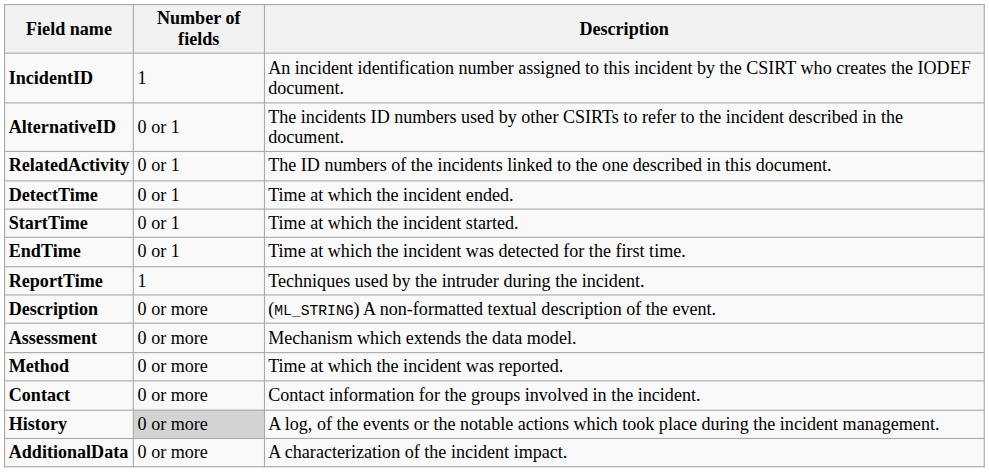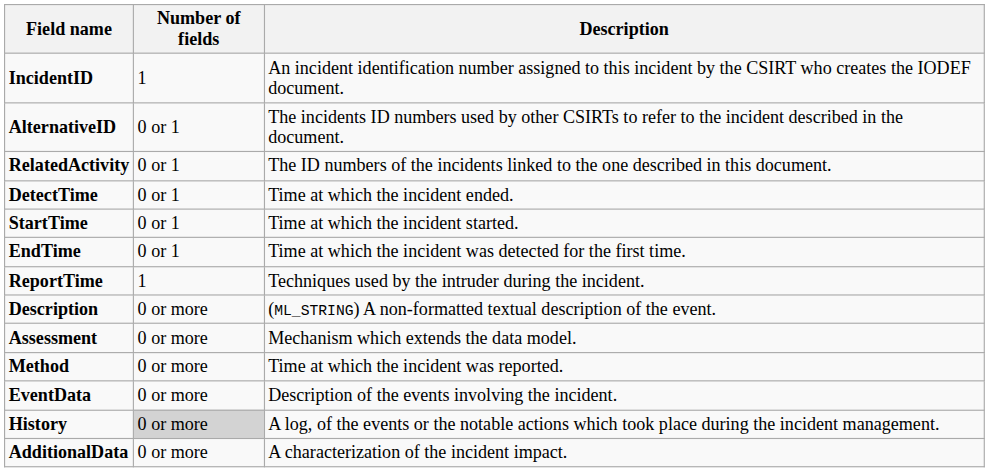- row: (39, 395)
+ row: (50, 395)
